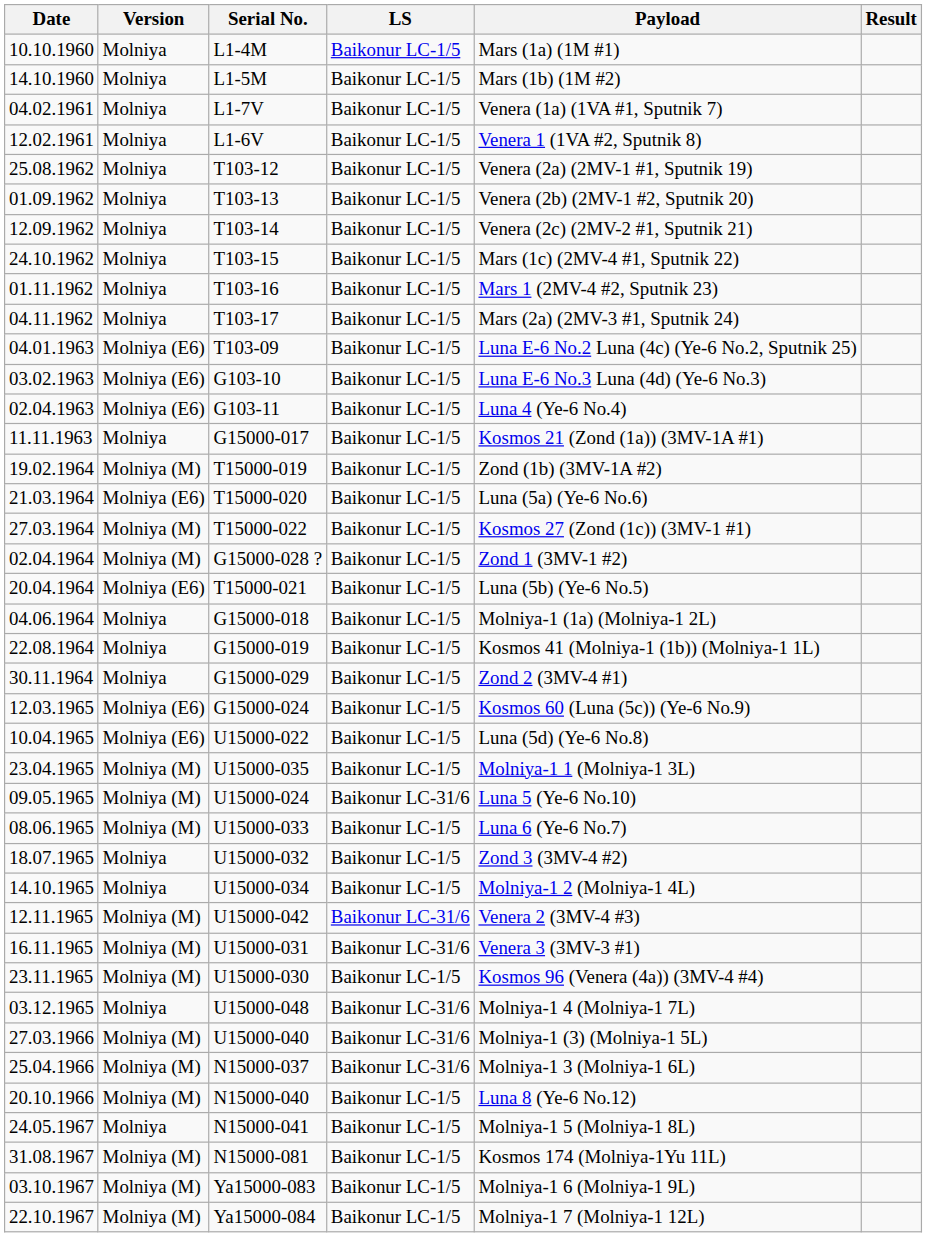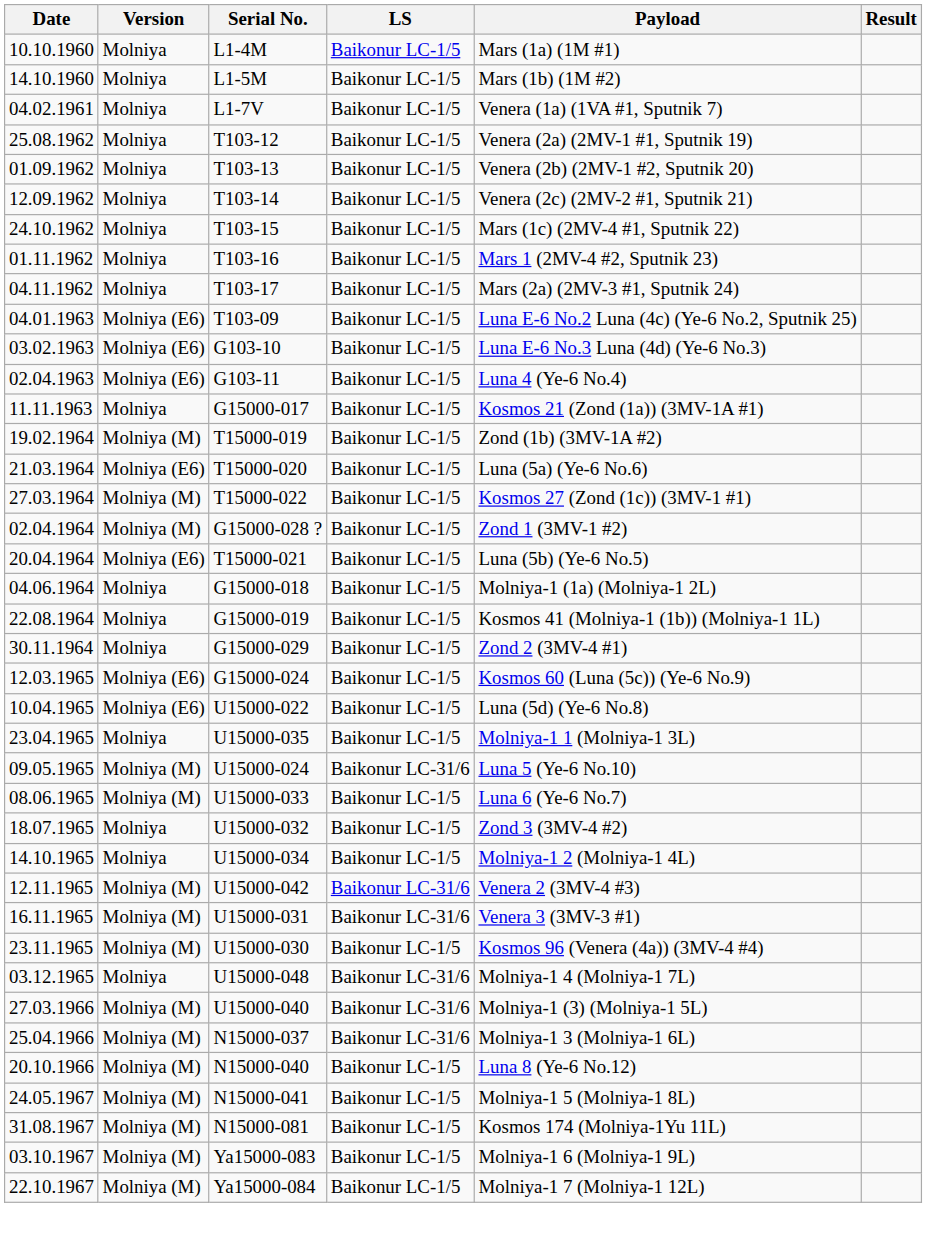- row: (51, 139)
(152, 768) Molniya (M) -> (135, 738) Molniya
(135, 1127) Molniya -> (152, 1097) Molniya (M)
